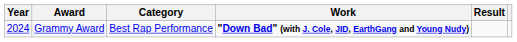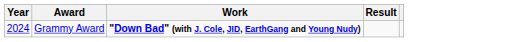- column: (161, 12)
